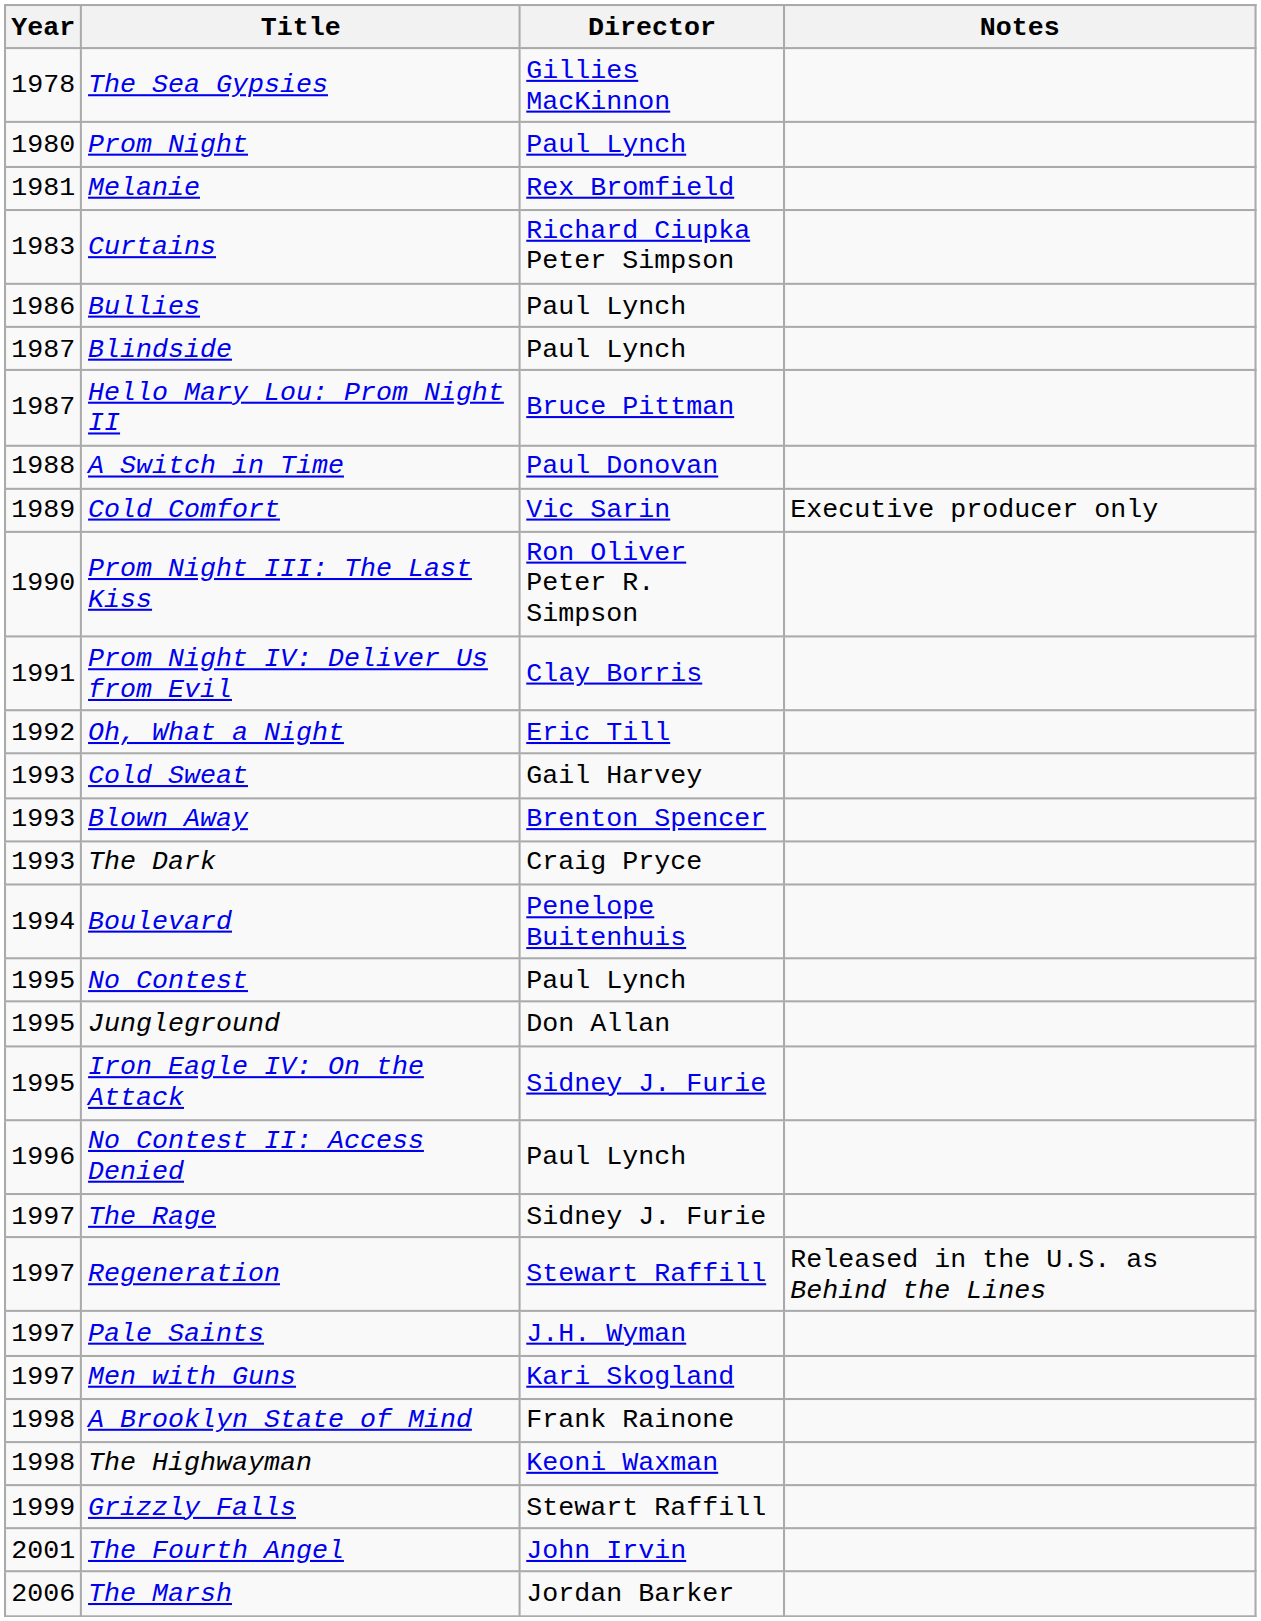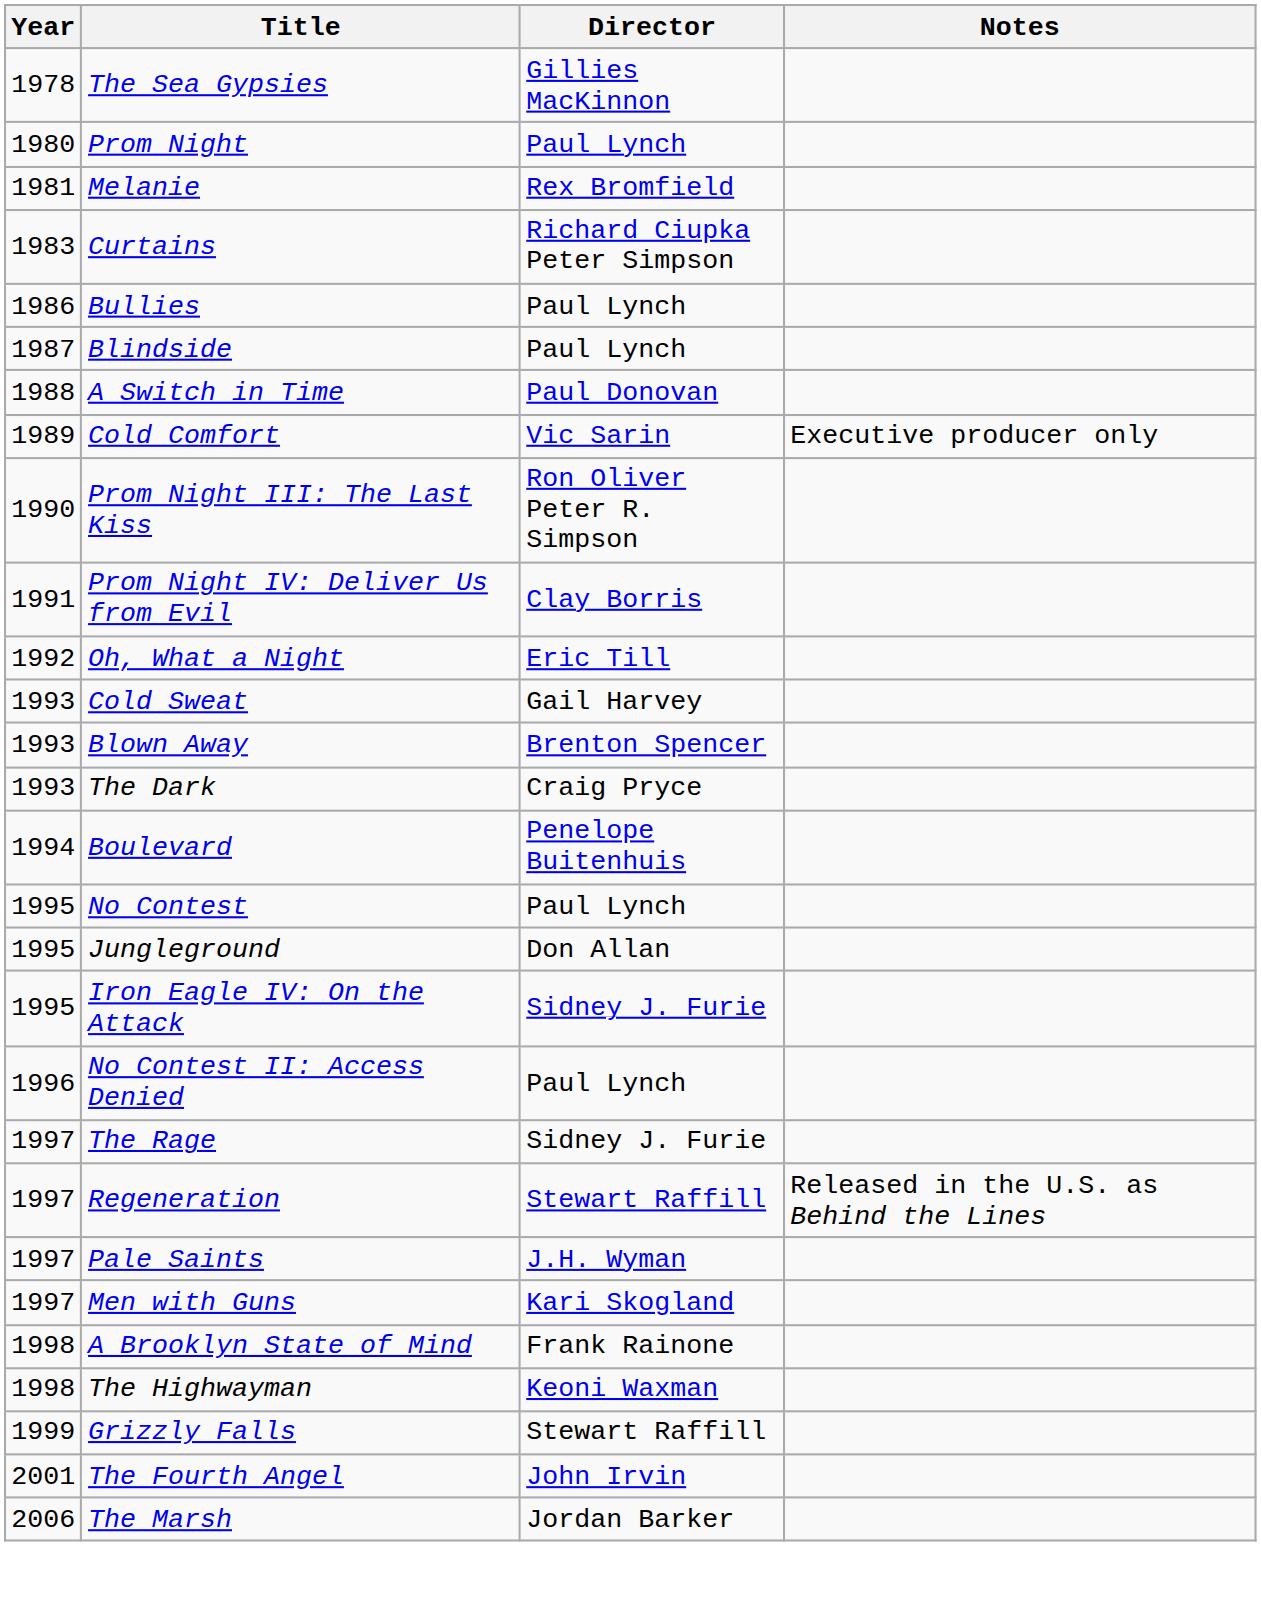- row: (296, 408)
